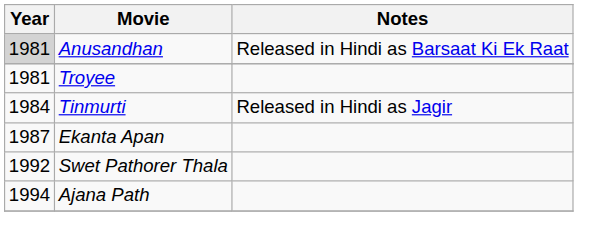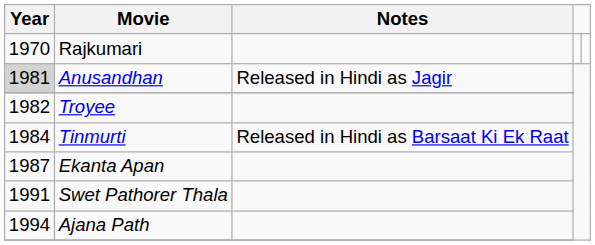+ row: (100, 48)
(403, 48) Released in Hindi as Barsaat Ki Ek Raat -> (344, 78) Released in Hindi as Jagir
(30, 78) 1981 -> (30, 107) 1982
(344, 107) Released in Hindi as Jagir -> (403, 136) Released in Hindi as Barsaat Ki Ek Raat
(30, 166) 1992 -> (30, 195) 1991
